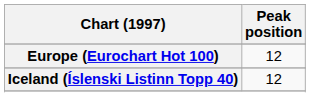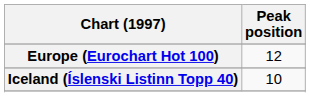(274, 79) 12 -> (274, 79) 10
